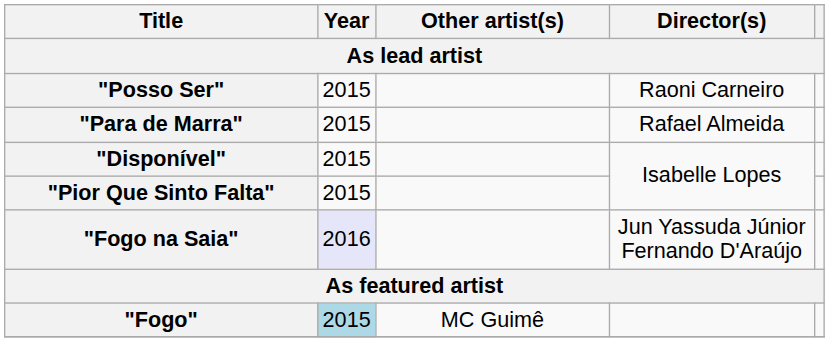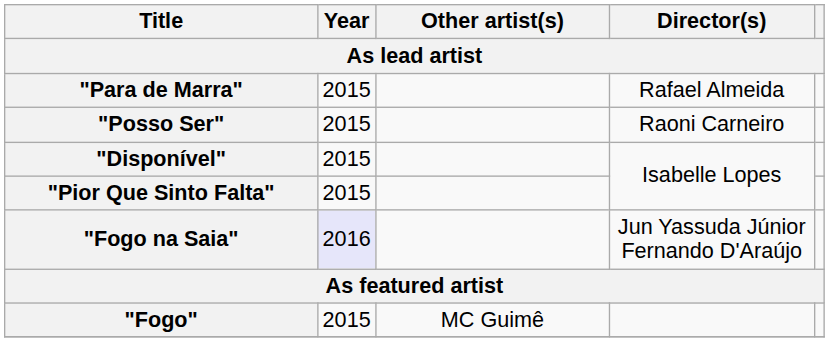rows swapped: (161, 90) <-> (161, 124)
(347, 319) lightblue background -> (347, 319) no background
